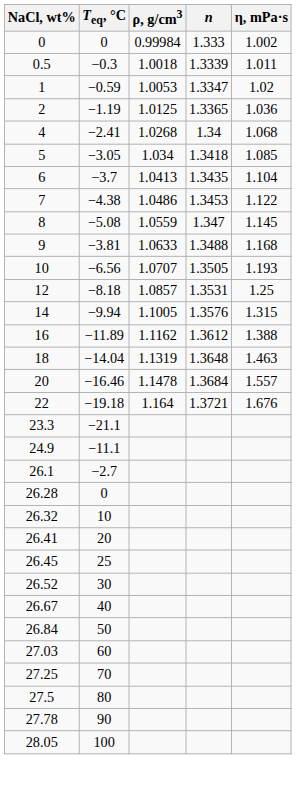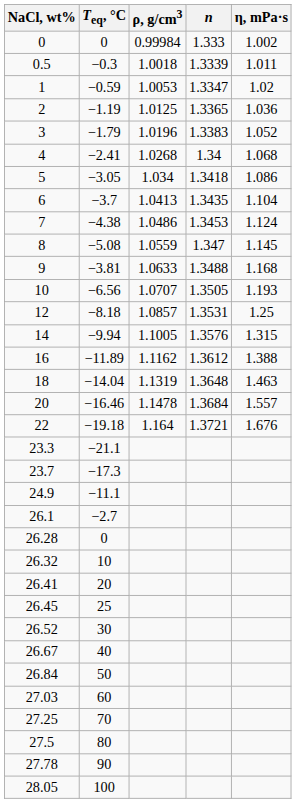+ row: (42, 132)
(261, 155) 1.085 -> (261, 177) 1.086
(261, 200) 1.122 -> (261, 222) 1.124
+ row: (42, 471)
